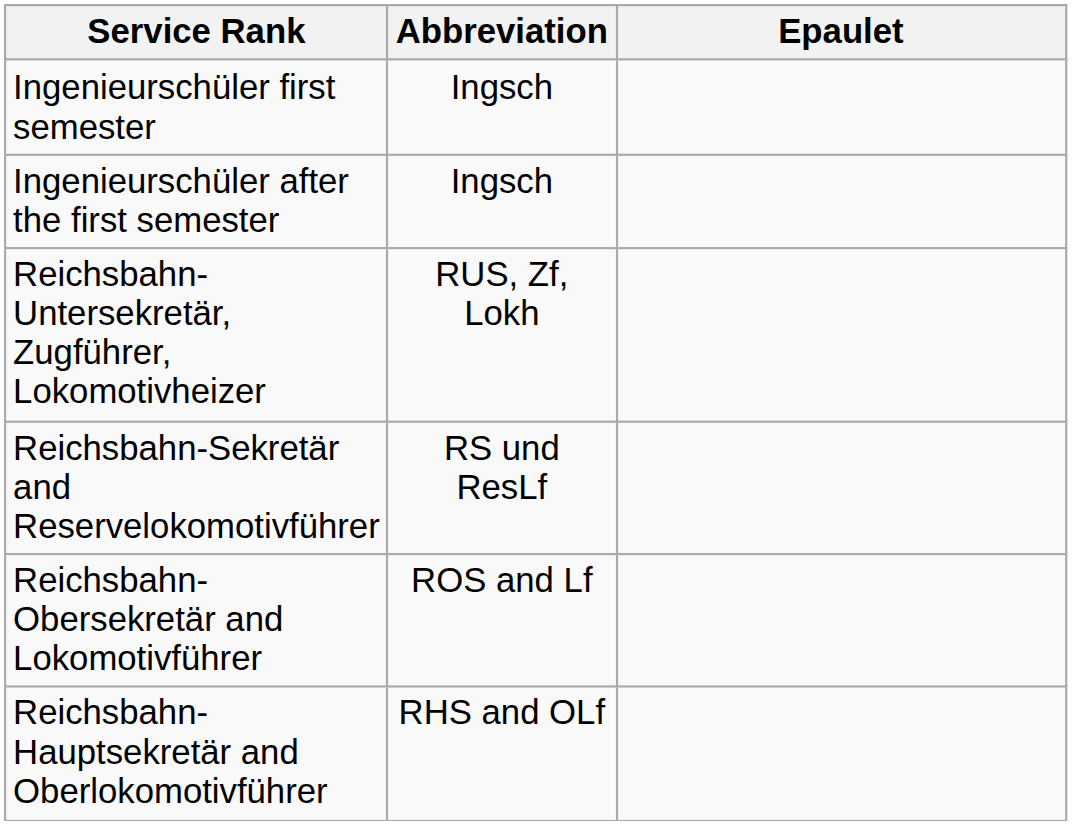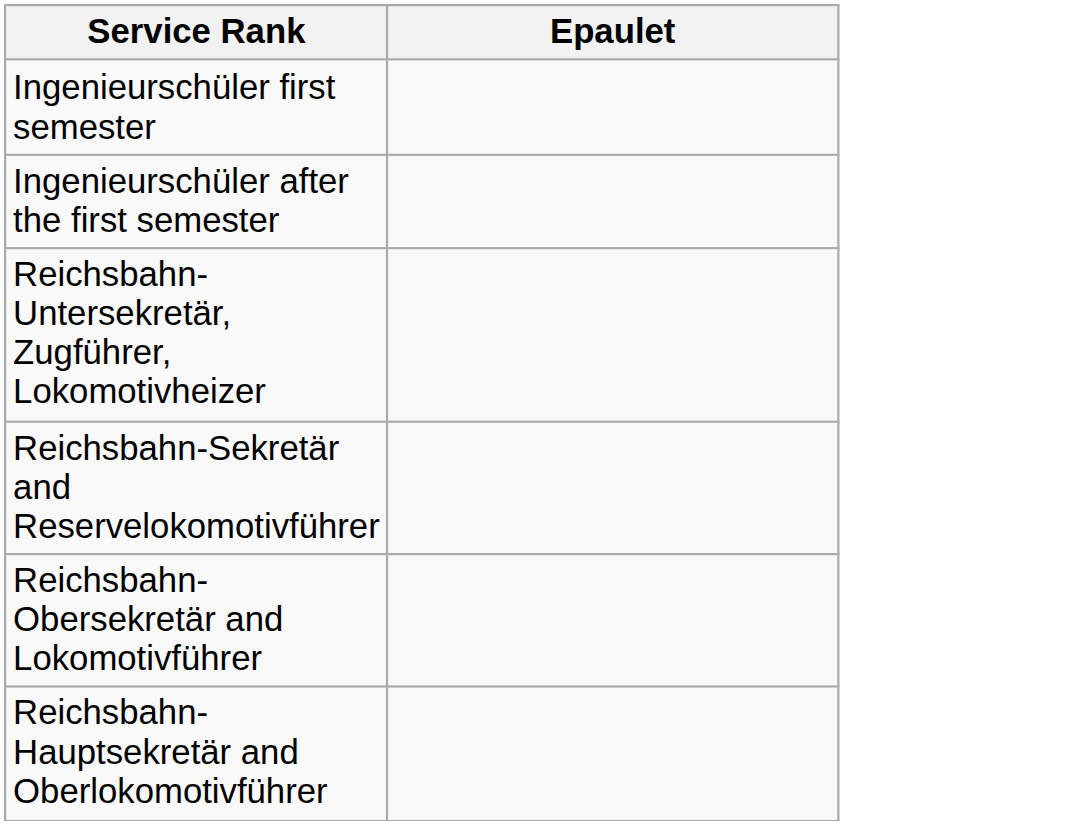- column: (502, 32)
